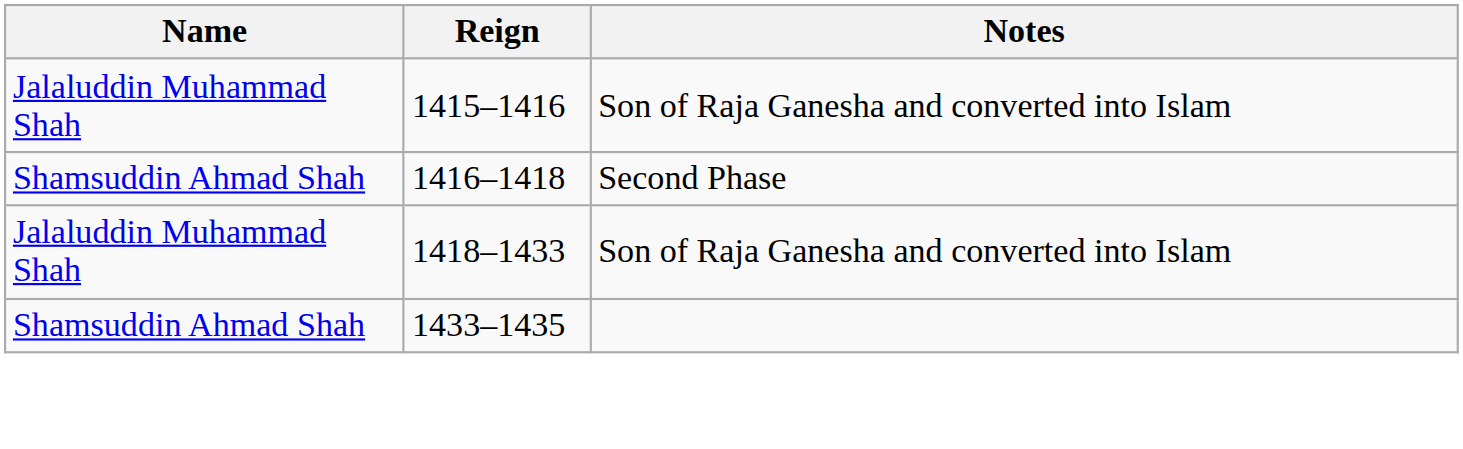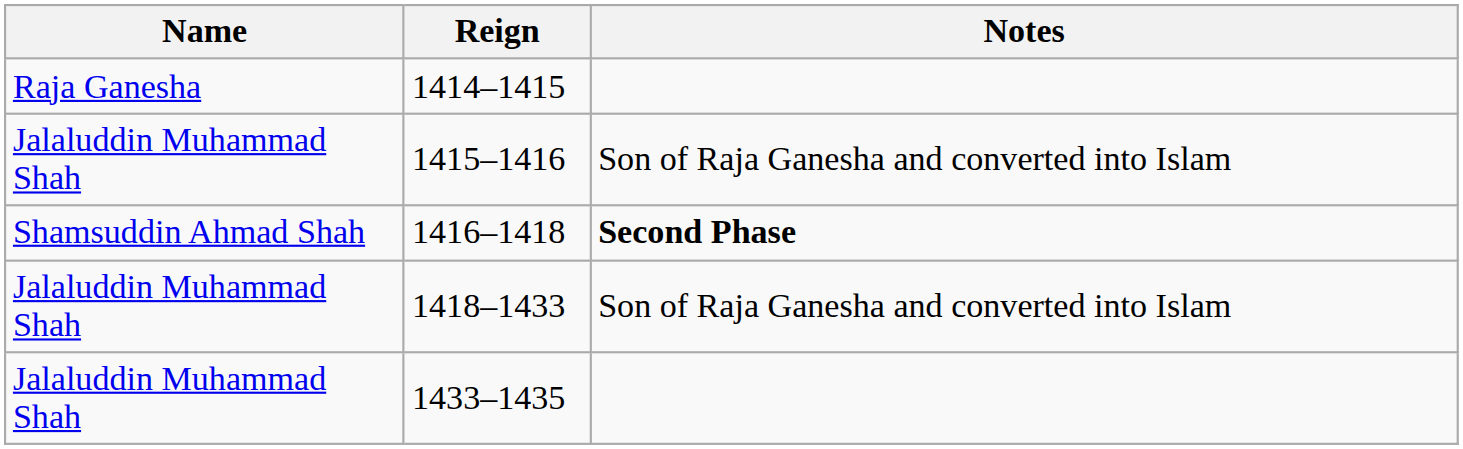+ row: (489, 85)
(692, 177) normal -> (697, 232) bold
(189, 324) Shamsuddin Ahmad Shah -> (170, 397) Jalaluddin Muhammad Shah
